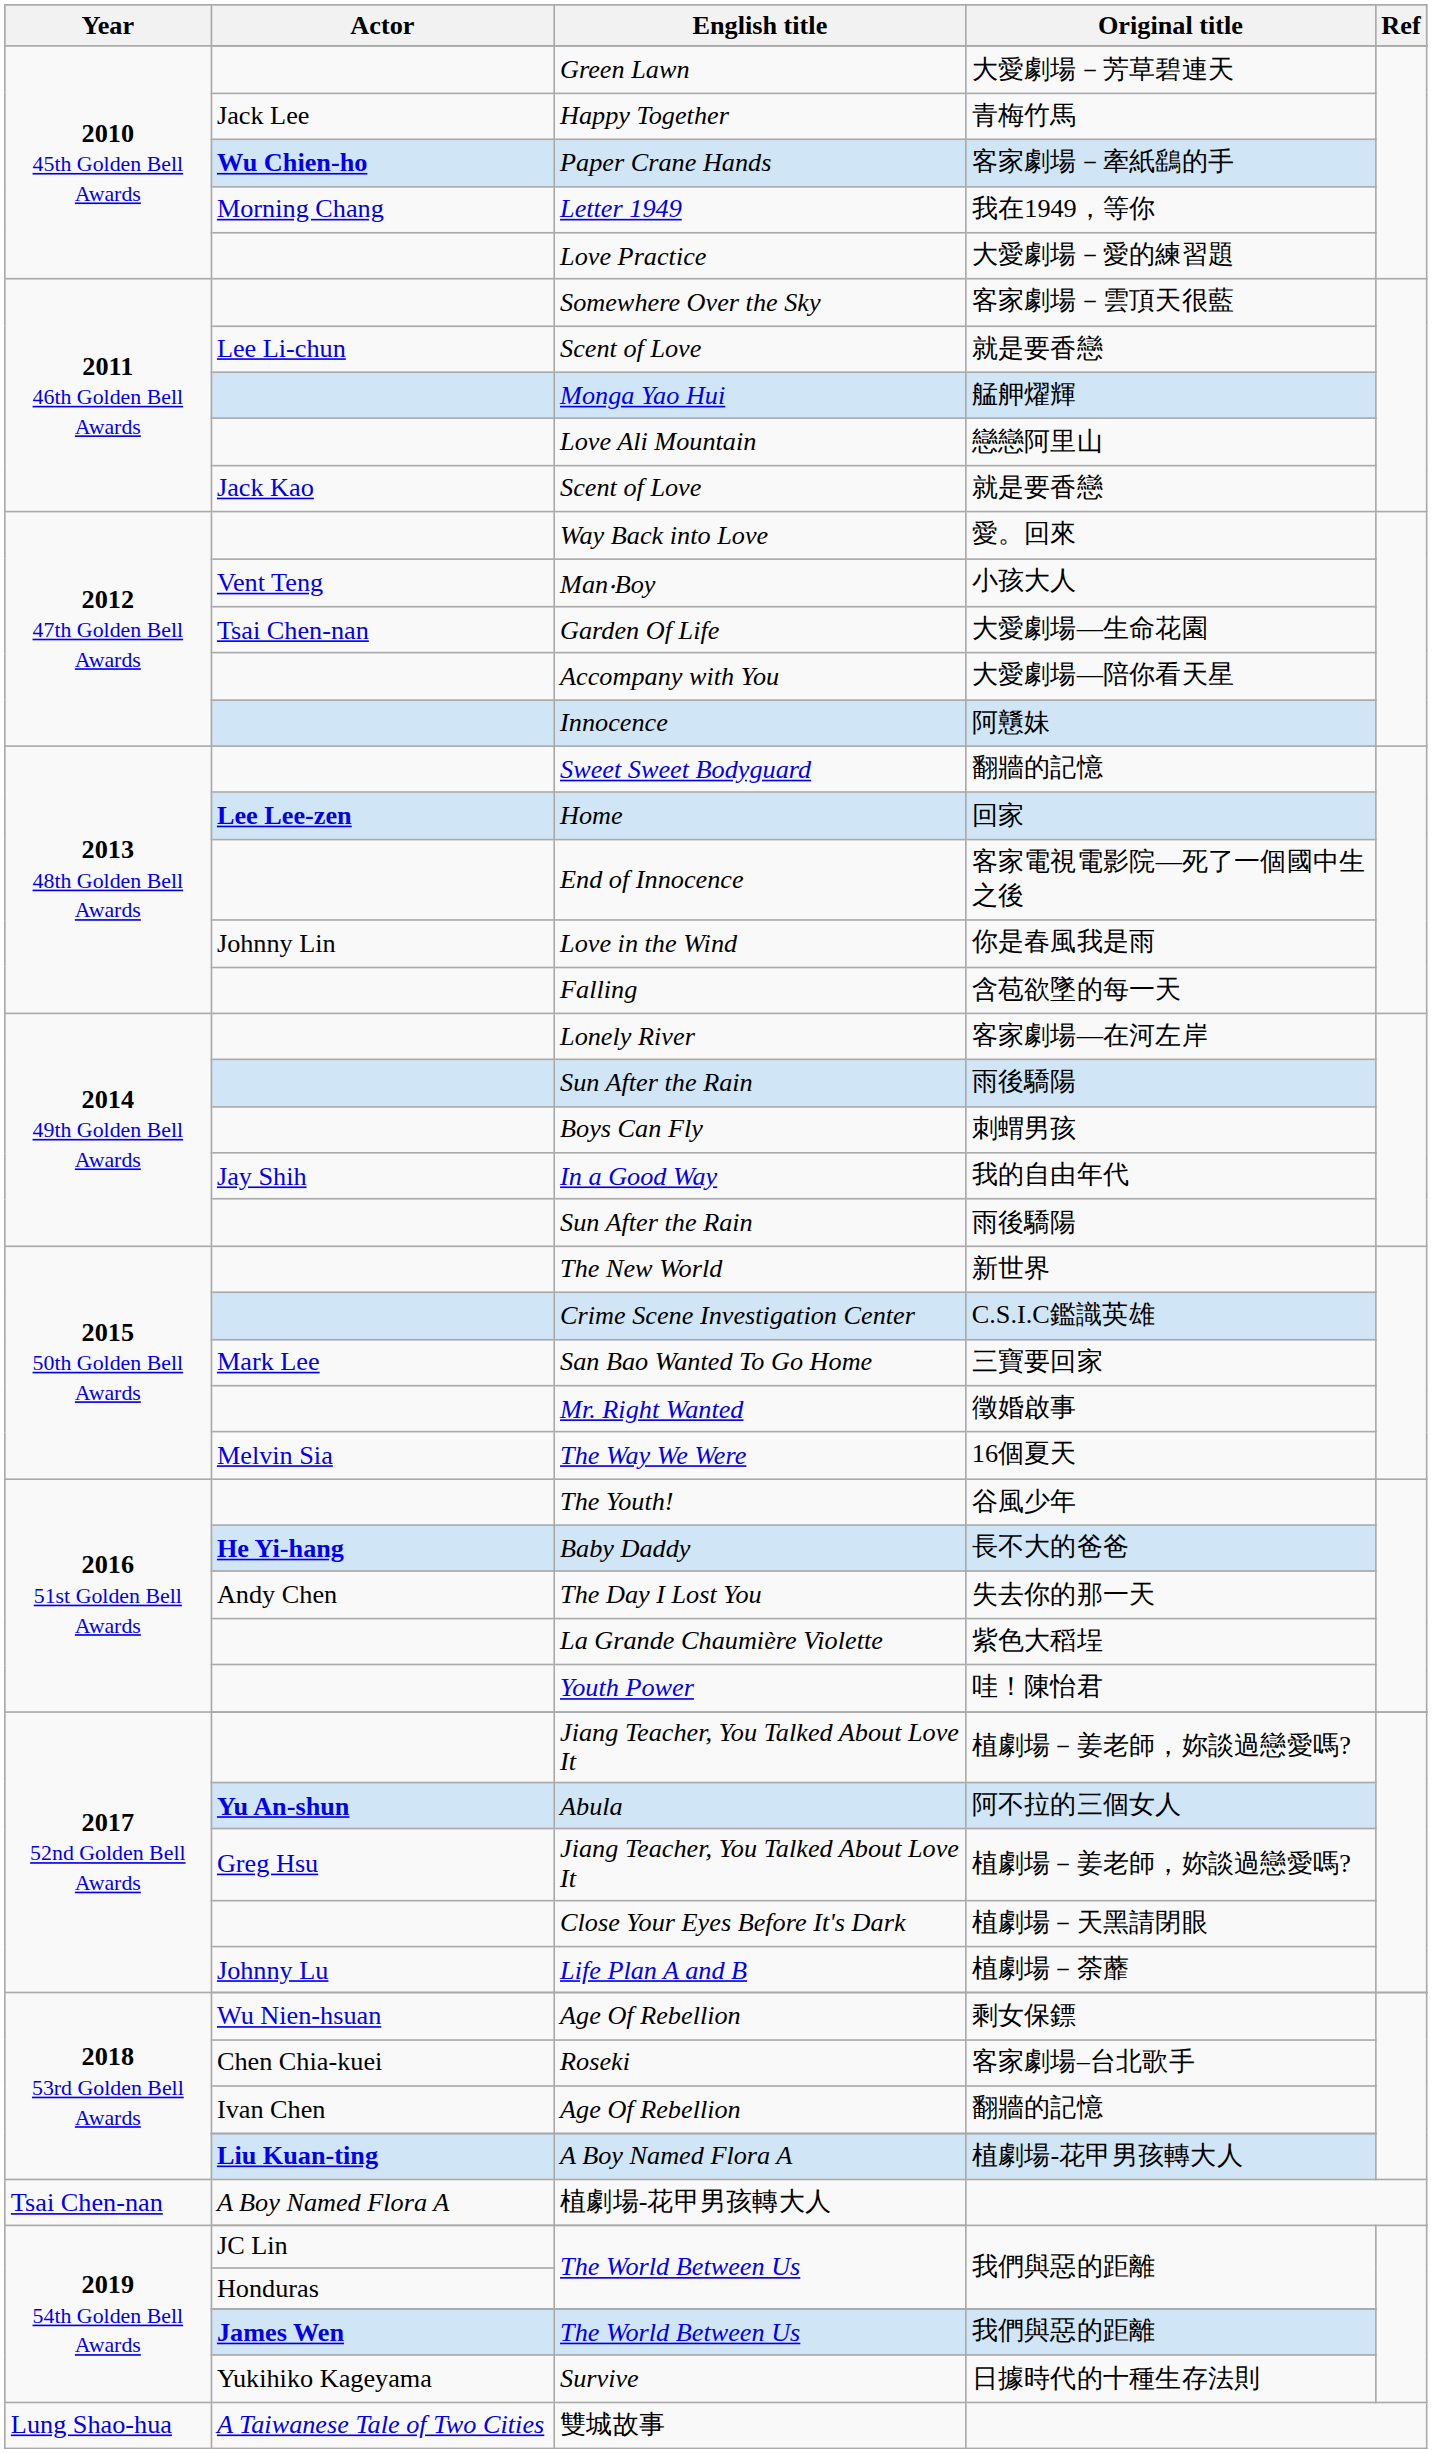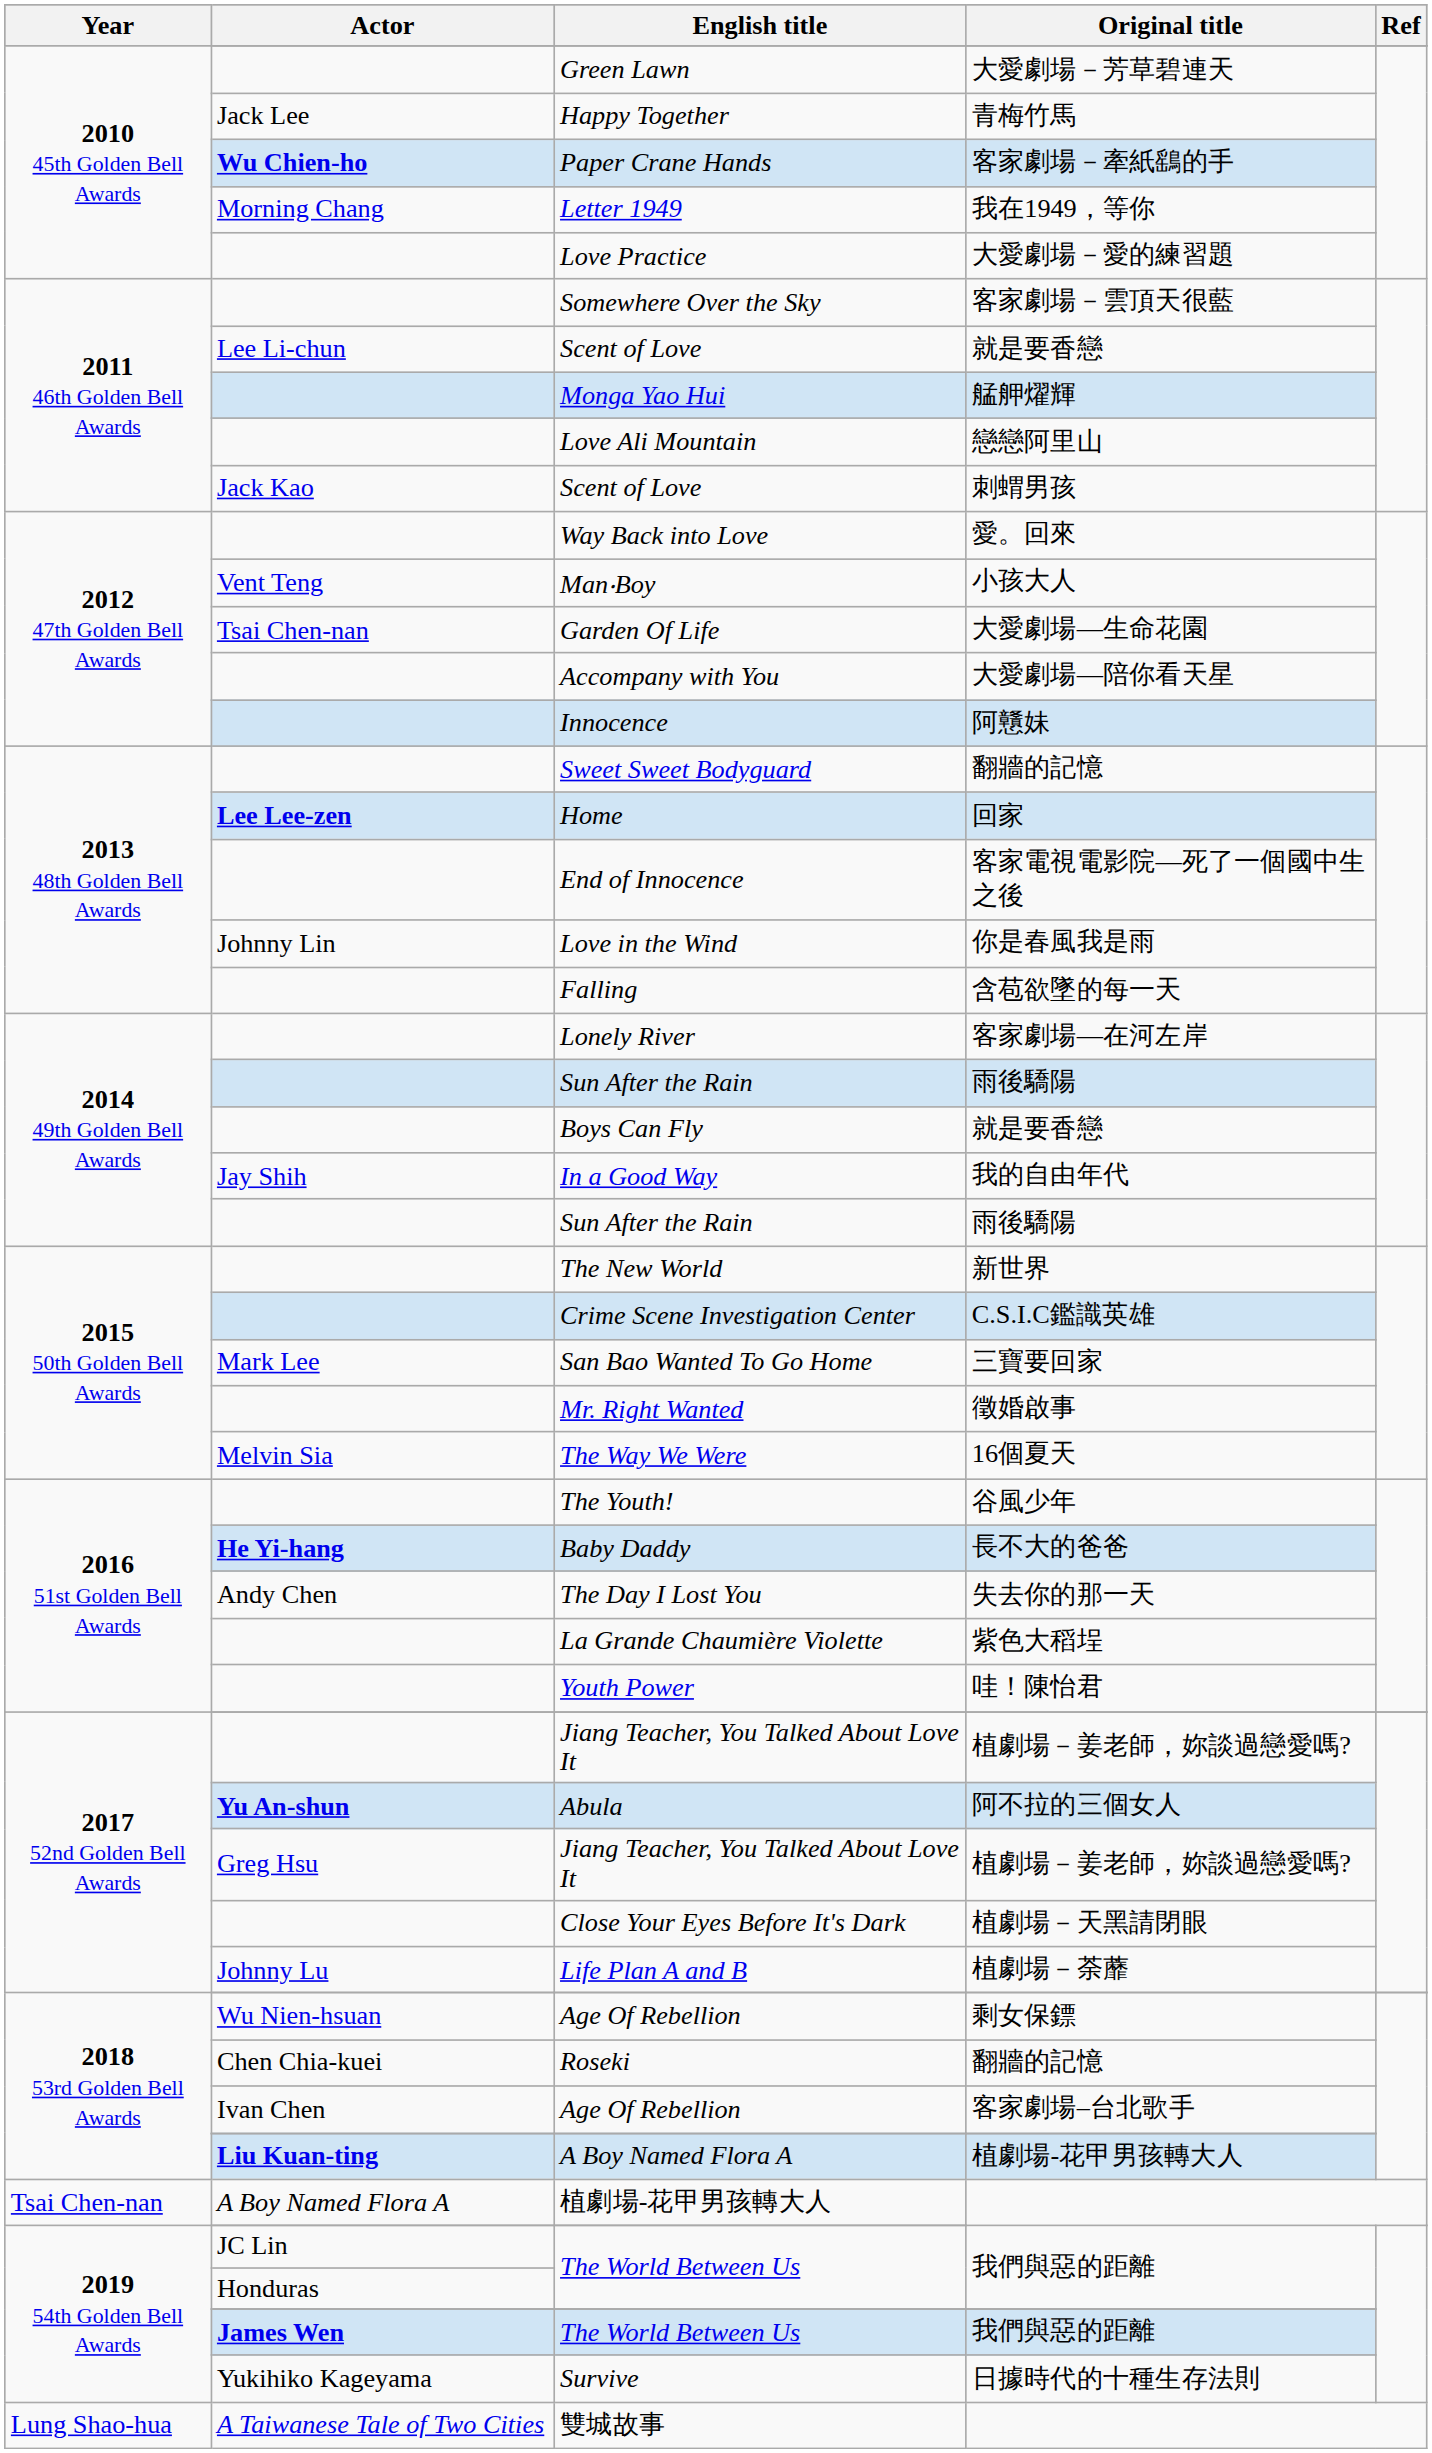(1037, 487) 就是要香戀 -> (1024, 487) 刺蝟男孩
(1024, 1128) 刺蝟男孩 -> (1037, 1128) 就是要香戀
(1083, 2061) 客家劇場–台北歌手 -> (1037, 2061) 翻牆的記憶
(1037, 2108) 翻牆的記憶 -> (1083, 2108) 客家劇場–台北歌手
